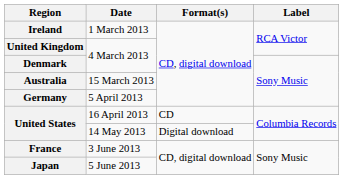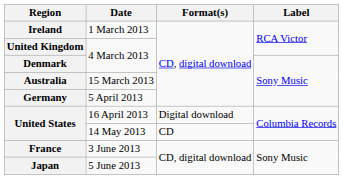(166, 115) CD -> (196, 115) Digital download
(196, 132) Digital download -> (166, 132) CD
